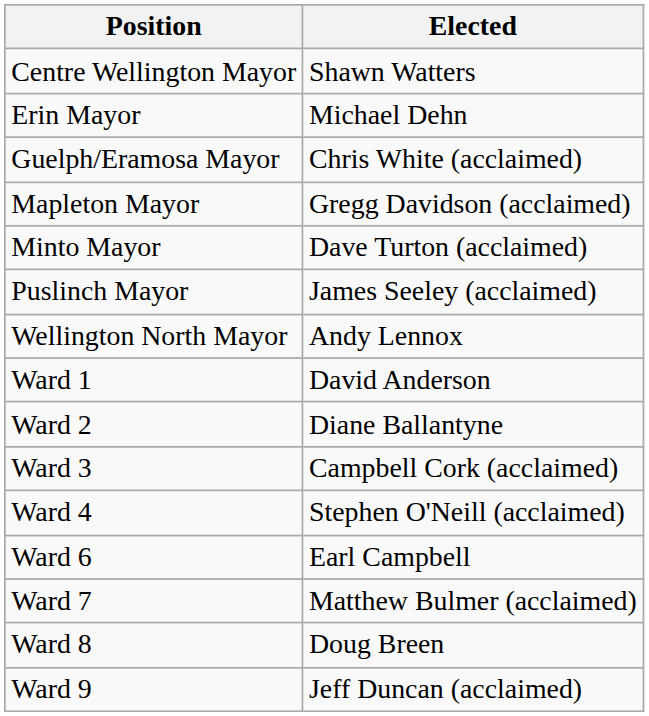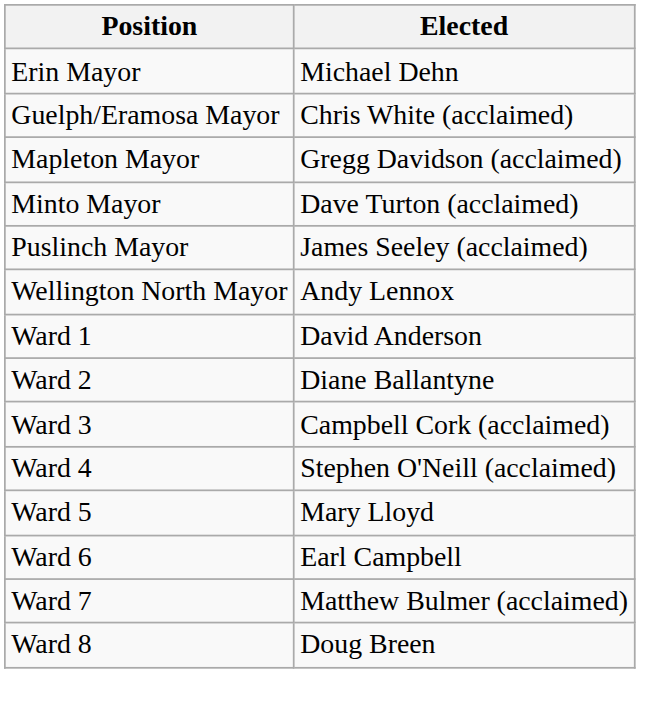- row: (154, 70)
+ row: (52, 512)
- row: (52, 688)
